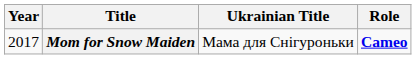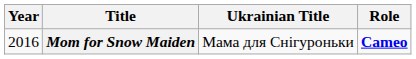(24, 41) 2017 -> (24, 41) 2016
